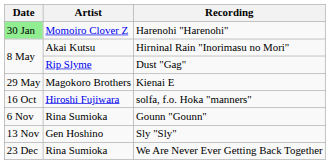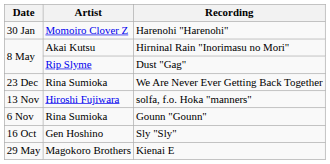(21, 30) lightgreen background -> (21, 30) no background
rows swapped: (155, 82) <-> (229, 151)
(22, 99) 16 Oct -> (23, 99) 13 Nov
(23, 133) 13 Nov -> (22, 133) 16 Oct
